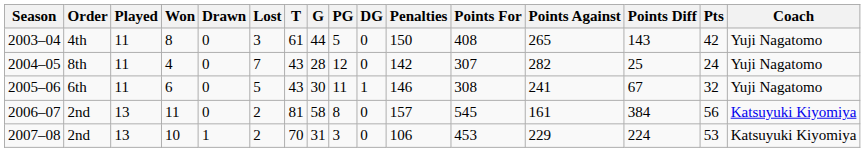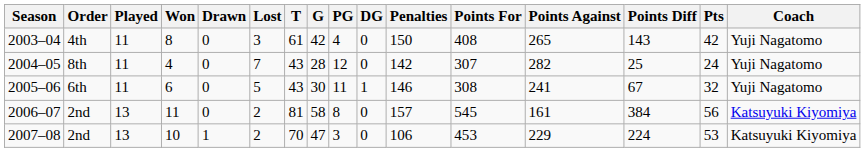(318, 40) 44 -> (318, 40) 42
(336, 40) 5 -> (336, 40) 4
(318, 135) 31 -> (318, 135) 47
